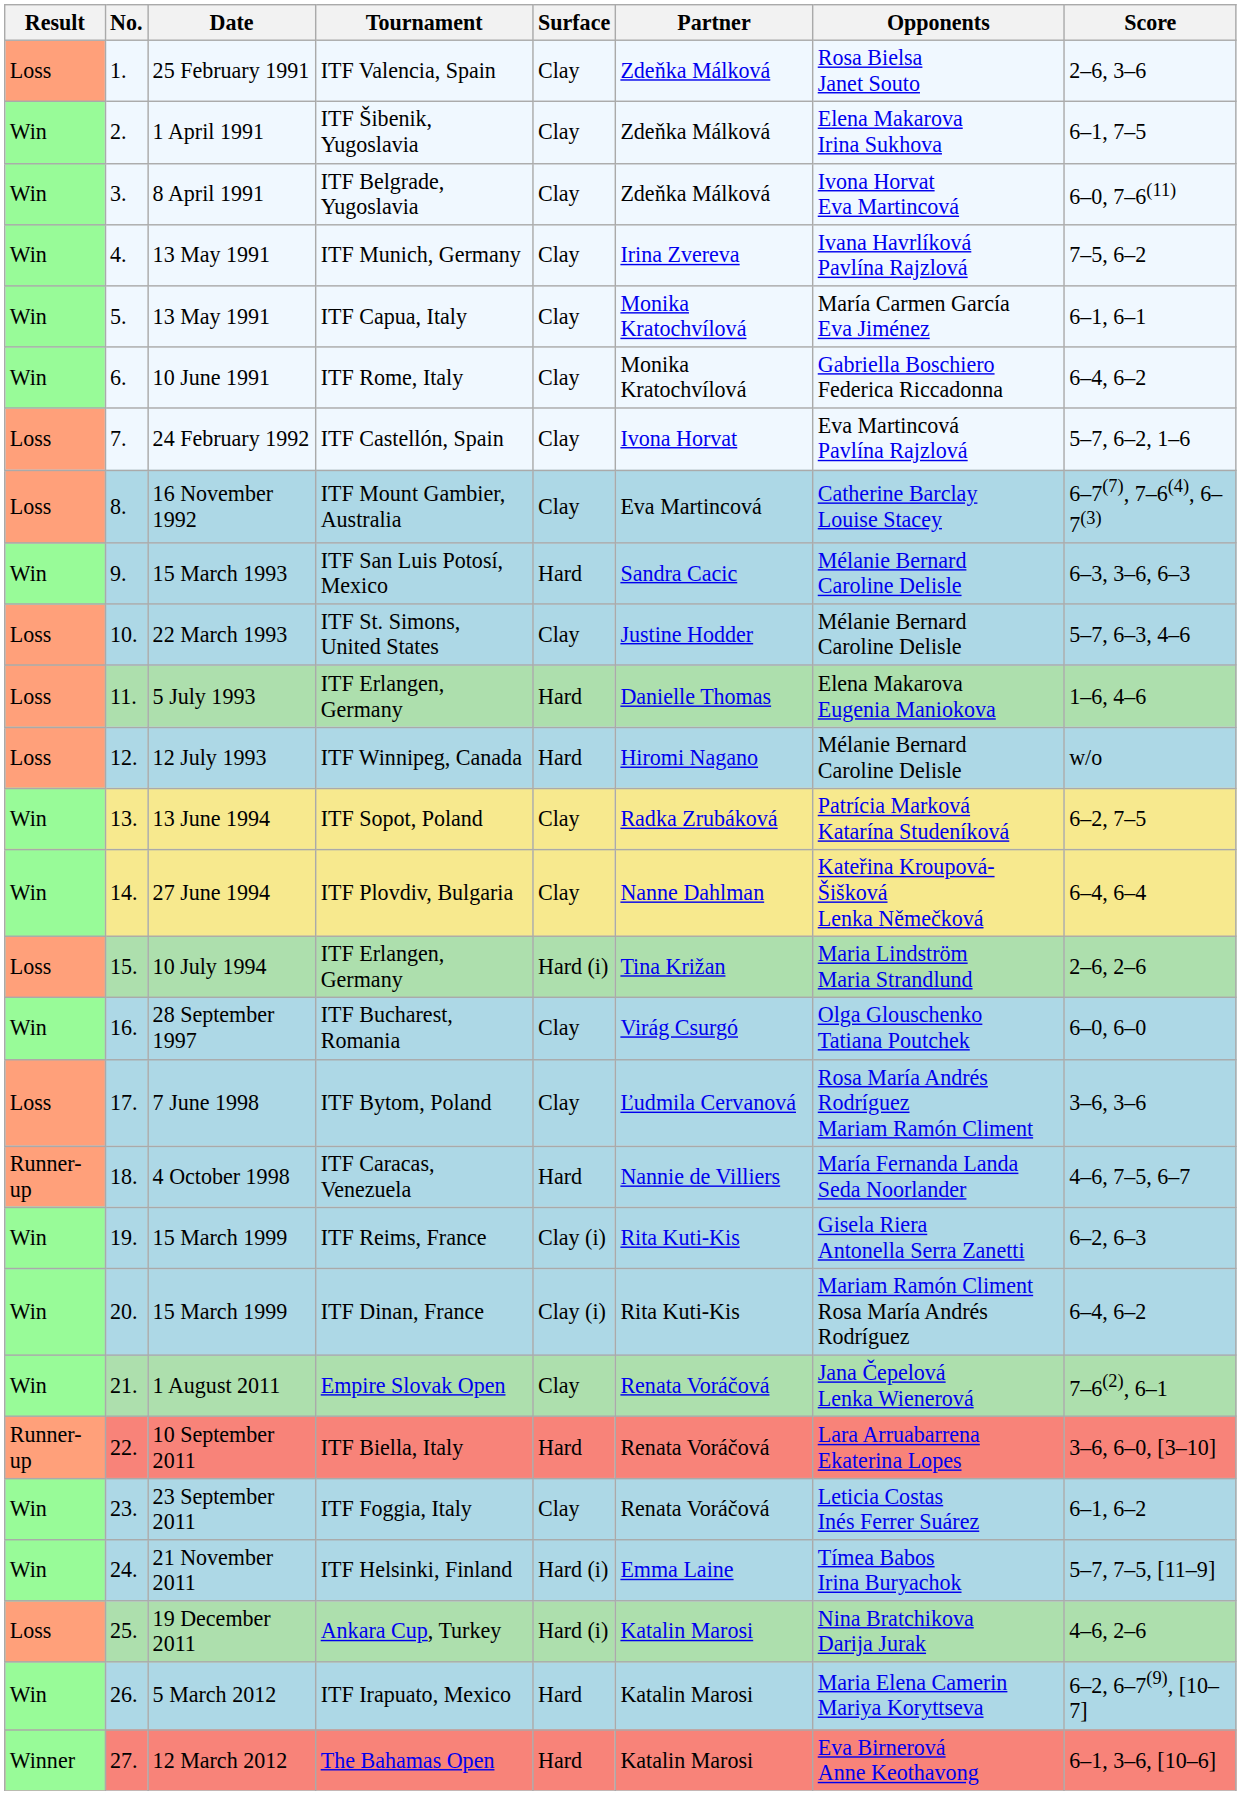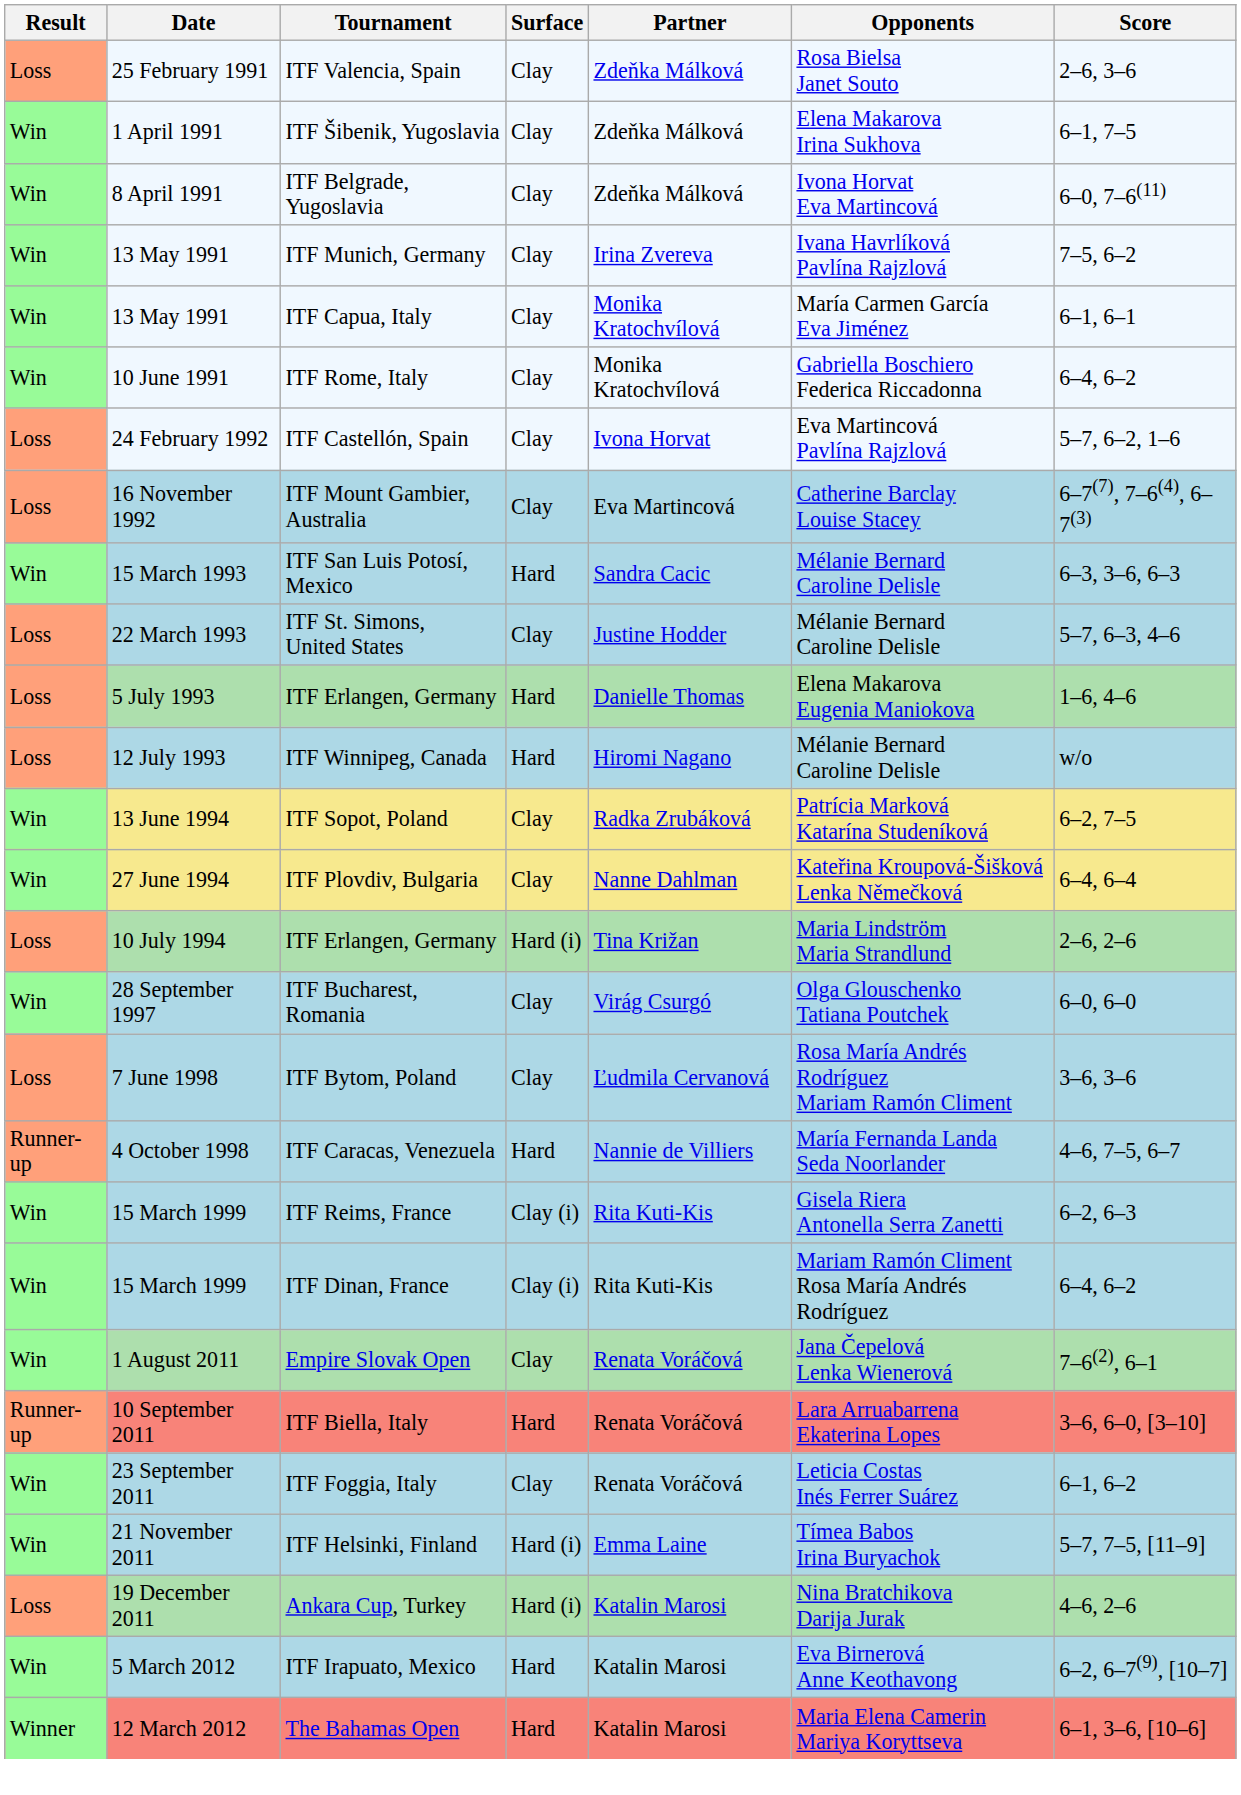- column: (126, 21)
(913, 1695) Maria Elena Camerin Mariya Koryttseva -> (877, 1666) Eva Birnerová Anne Keothavong
(898, 1759) Eva Birnerová Anne Keothavong -> (891, 1727) Maria Elena Camerin Mariya Koryttseva
